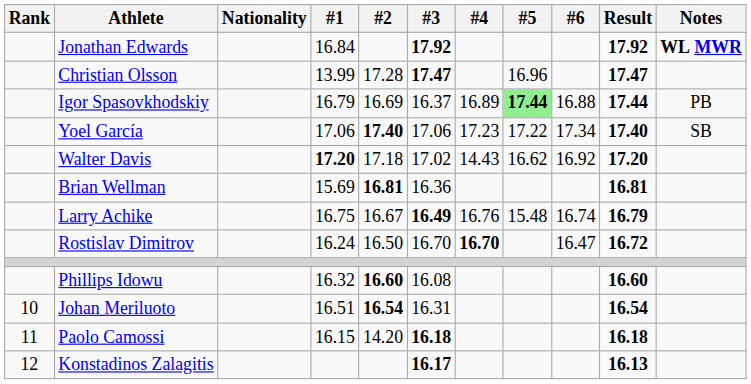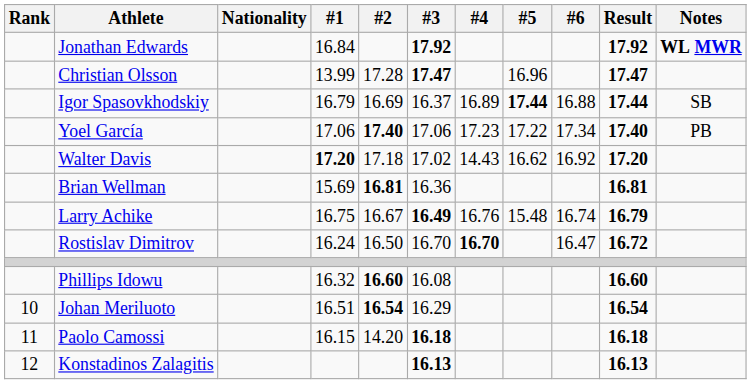(527, 103) lightgreen background -> (527, 103) no background
(701, 103) PB -> (701, 103) SB
(701, 131) SB -> (701, 131) PB
(431, 308) 16.31 -> (431, 308) 16.29
(431, 364) 16.17 -> (431, 364) 16.13
